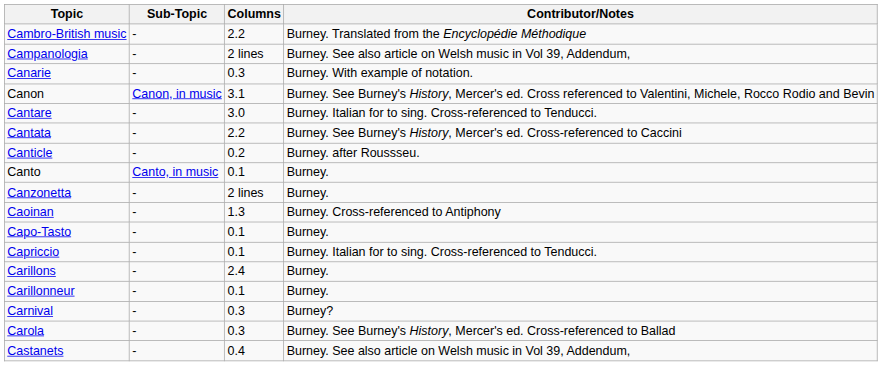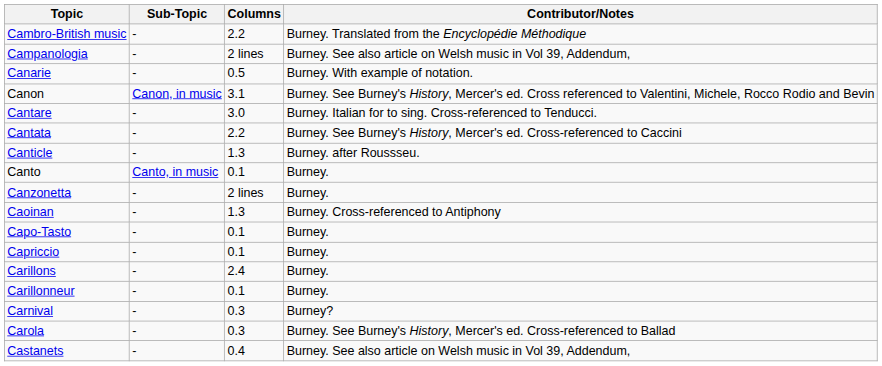(236, 73) 0.3 -> (236, 73) 0.5
(236, 152) 0.2 -> (236, 152) 1.3
(442, 251) Burney. Italian for to sing. Cross-referenced to Tenducci. -> (308, 251) Burney.
